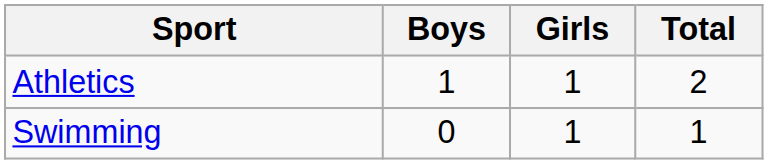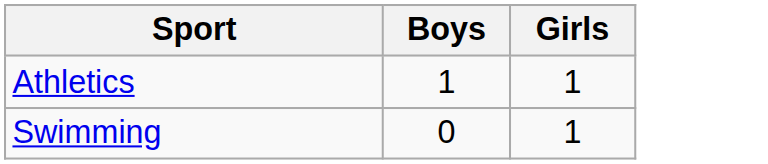- column: (699, 30)
